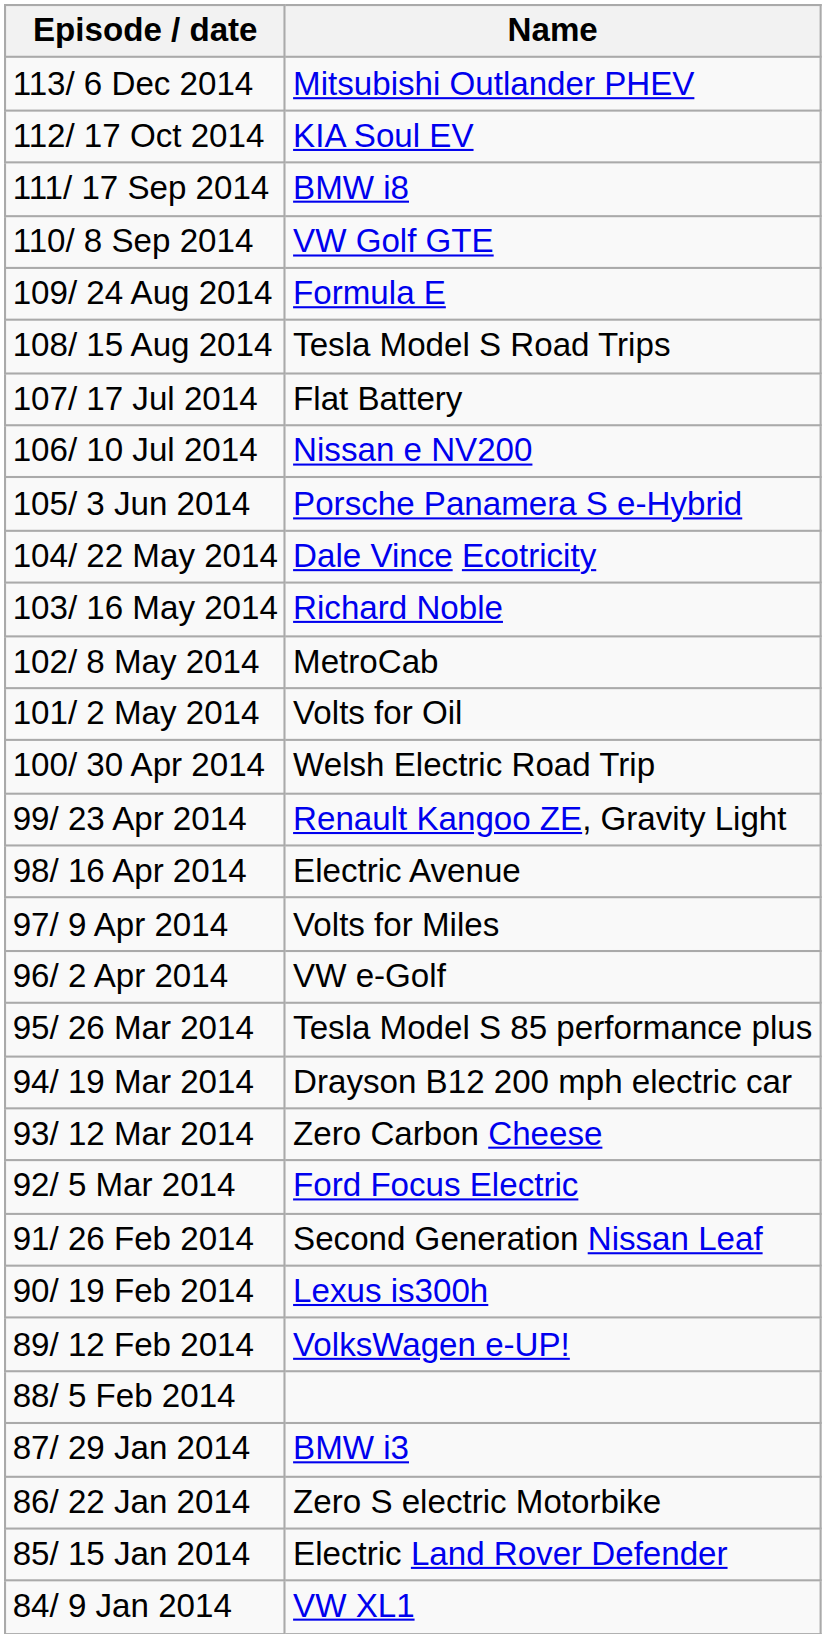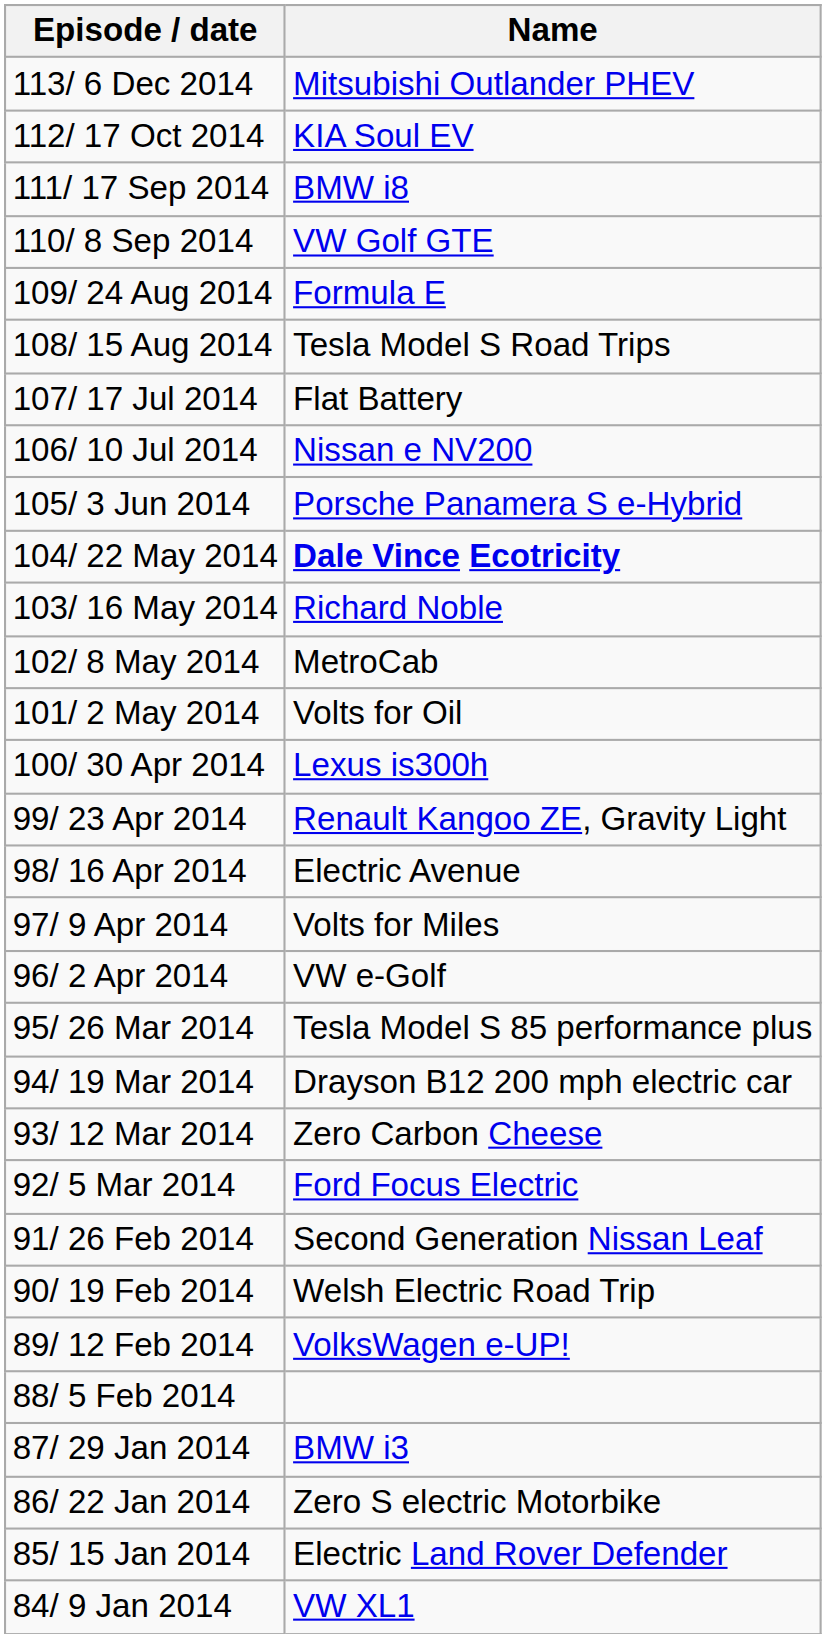(445, 556) normal -> (457, 556) bold
(474, 766) Welsh Electric Road Trip -> (391, 766) Lexus is300h
(391, 1291) Lexus is300h -> (474, 1291) Welsh Electric Road Trip
